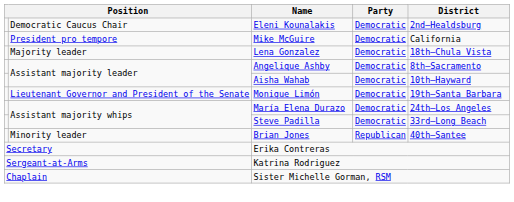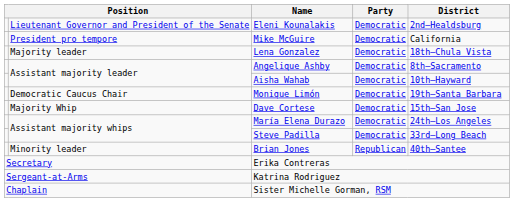(69, 25) Democratic Caucus Chair -> (130, 25) Lieutenant Governor and President of the Senate
(130, 94) Lieutenant Governor and President of the Senate -> (69, 94) Democratic Caucus Chair
+ row: (284, 108)
